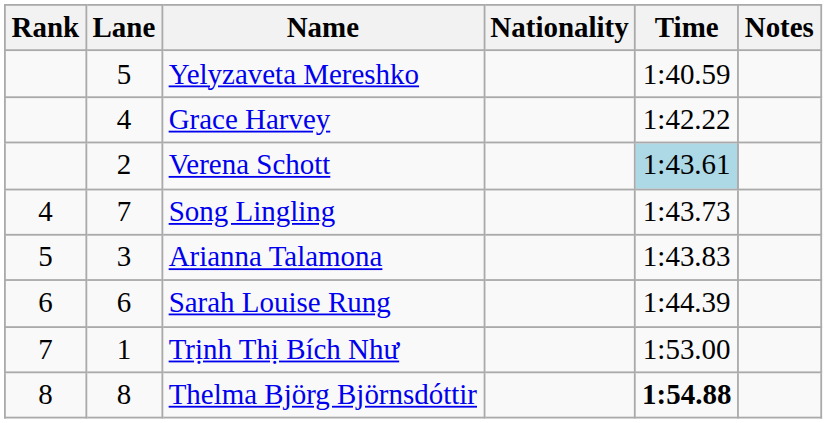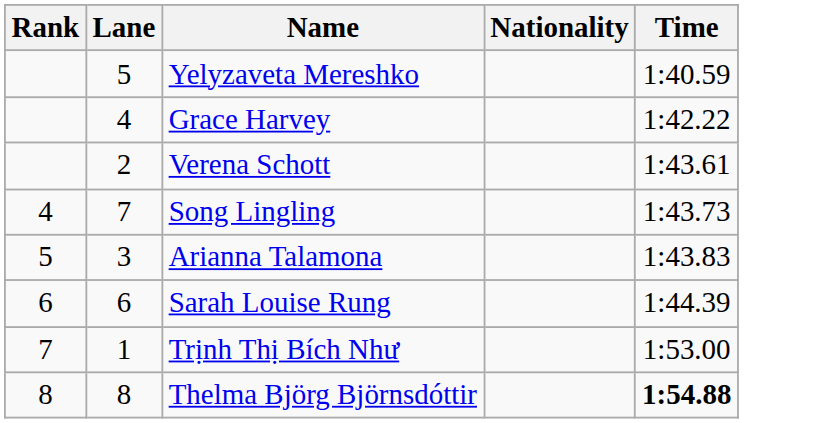- column: (779, 27)
(687, 165) lightblue background -> (687, 165) no background
